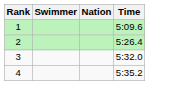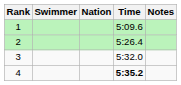+ column: (161, 12)
(129, 73) normal -> (129, 73) bold
